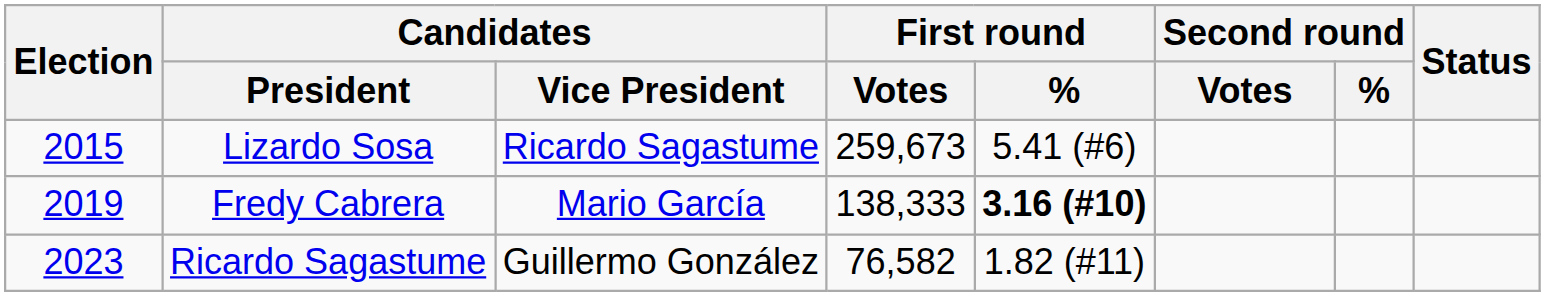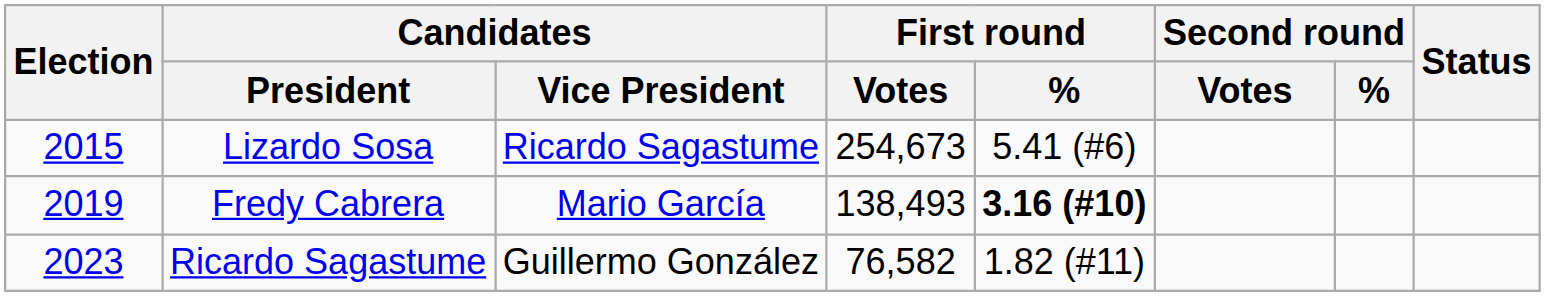(901, 147) 259,673 -> (901, 147) 254,673
(901, 204) 138,333 -> (901, 204) 138,493
